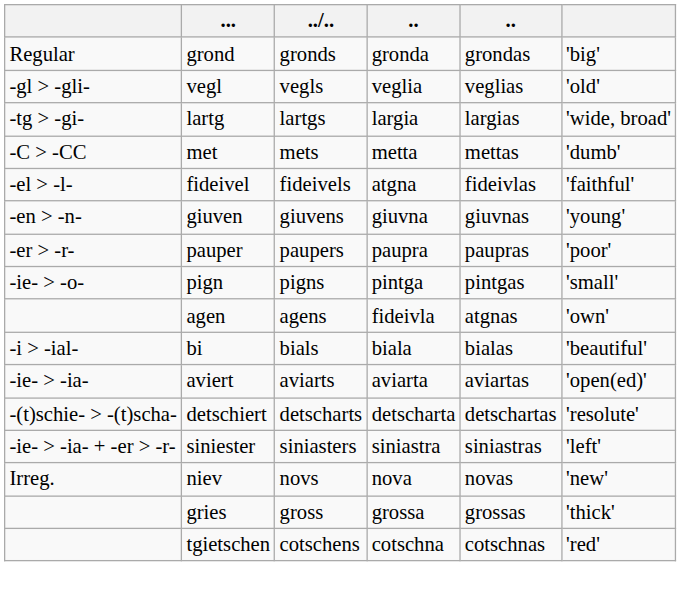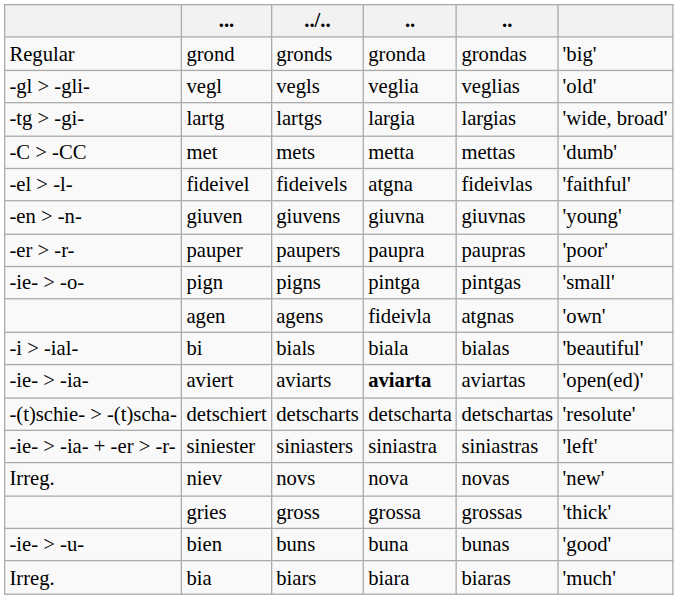(400, 380) normal -> (400, 380) bold
- row: (228, 544)
+ row: (204, 544)
+ row: (199, 577)
